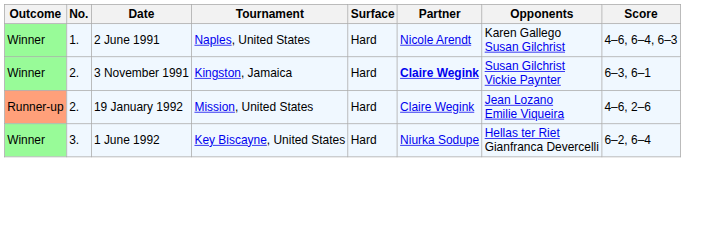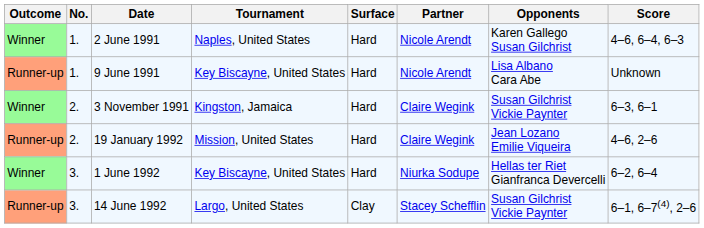+ row: (127, 73)
(440, 73) bold -> (437, 106) normal
+ row: (130, 206)
